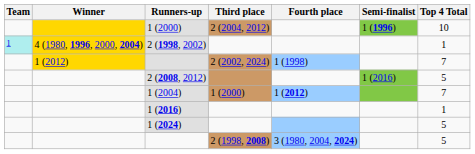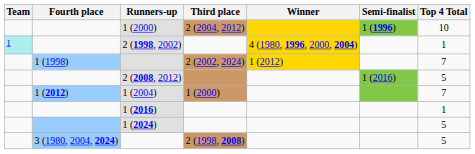columns swapped: (89, 12) <-> (316, 12)
